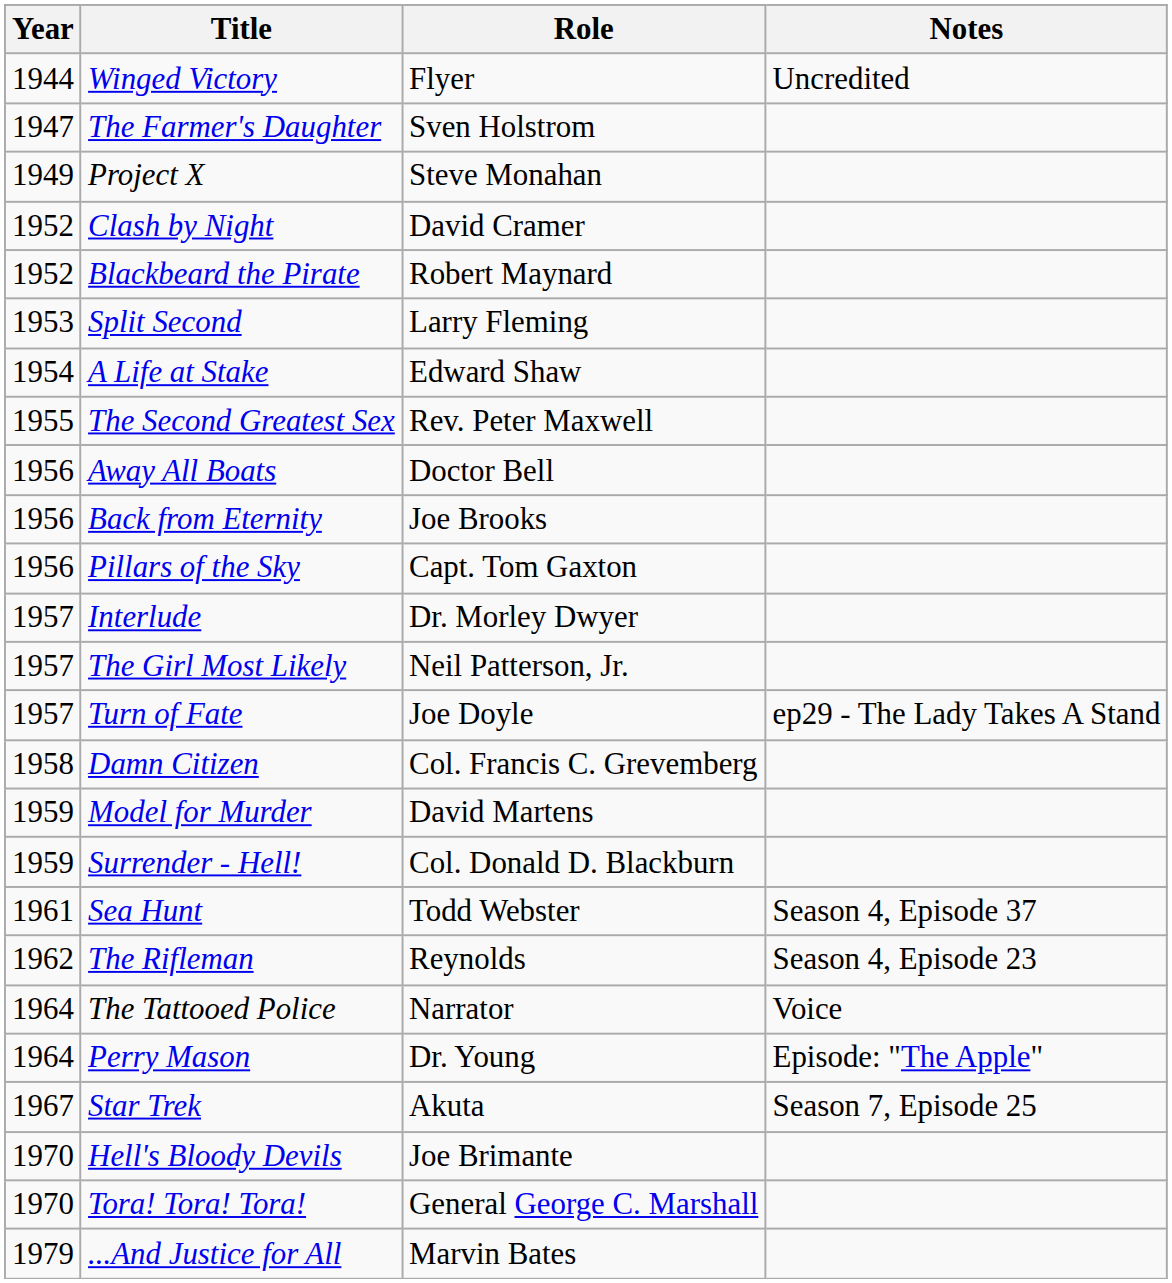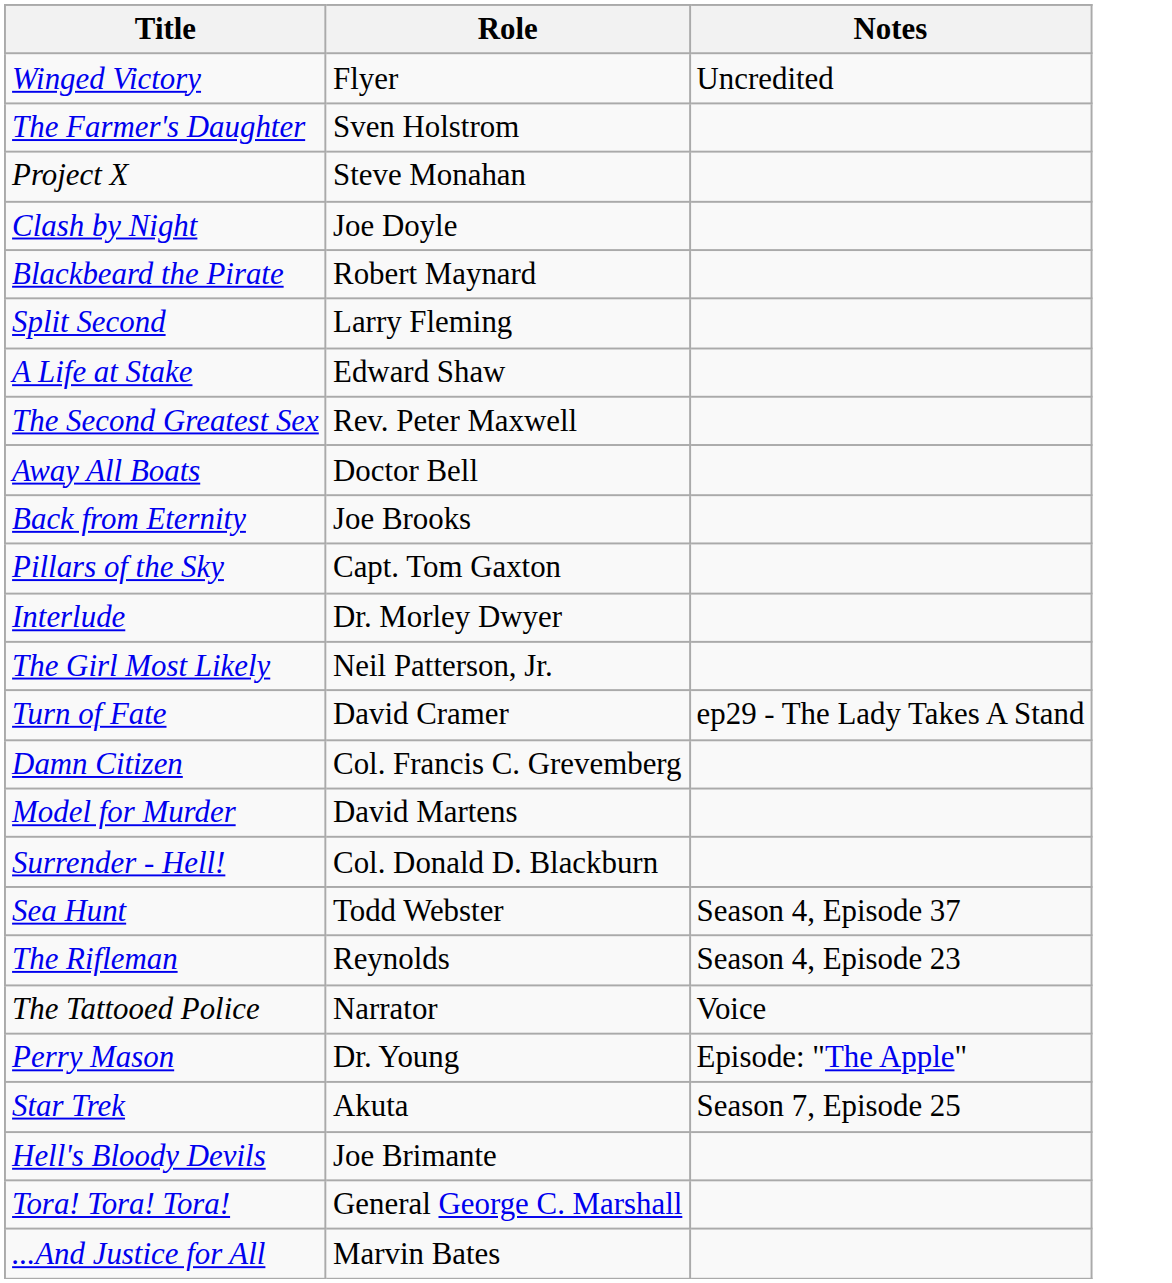- column: (43, 28)
(497, 224) David Cramer -> (395, 224) Joe Doyle
(471, 714) Joe Doyle -> (421, 714) David Cramer
